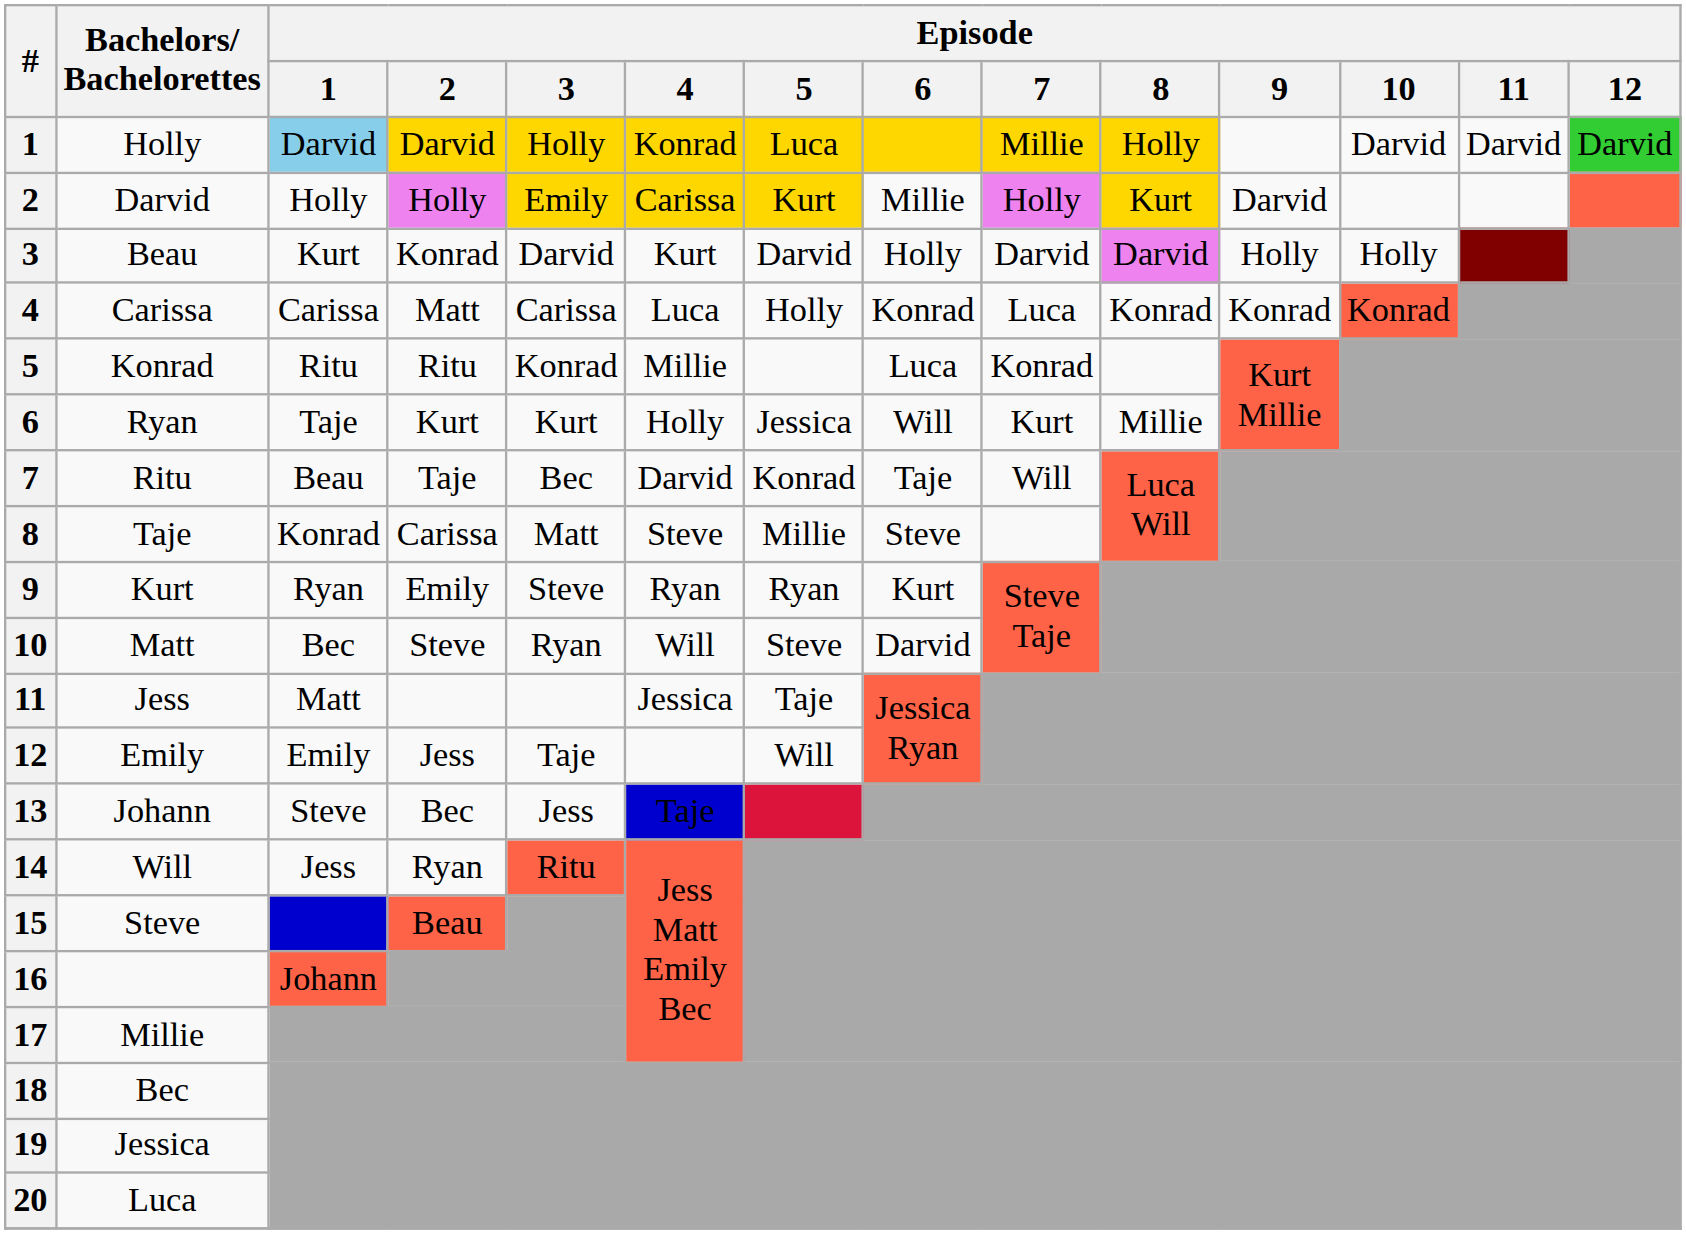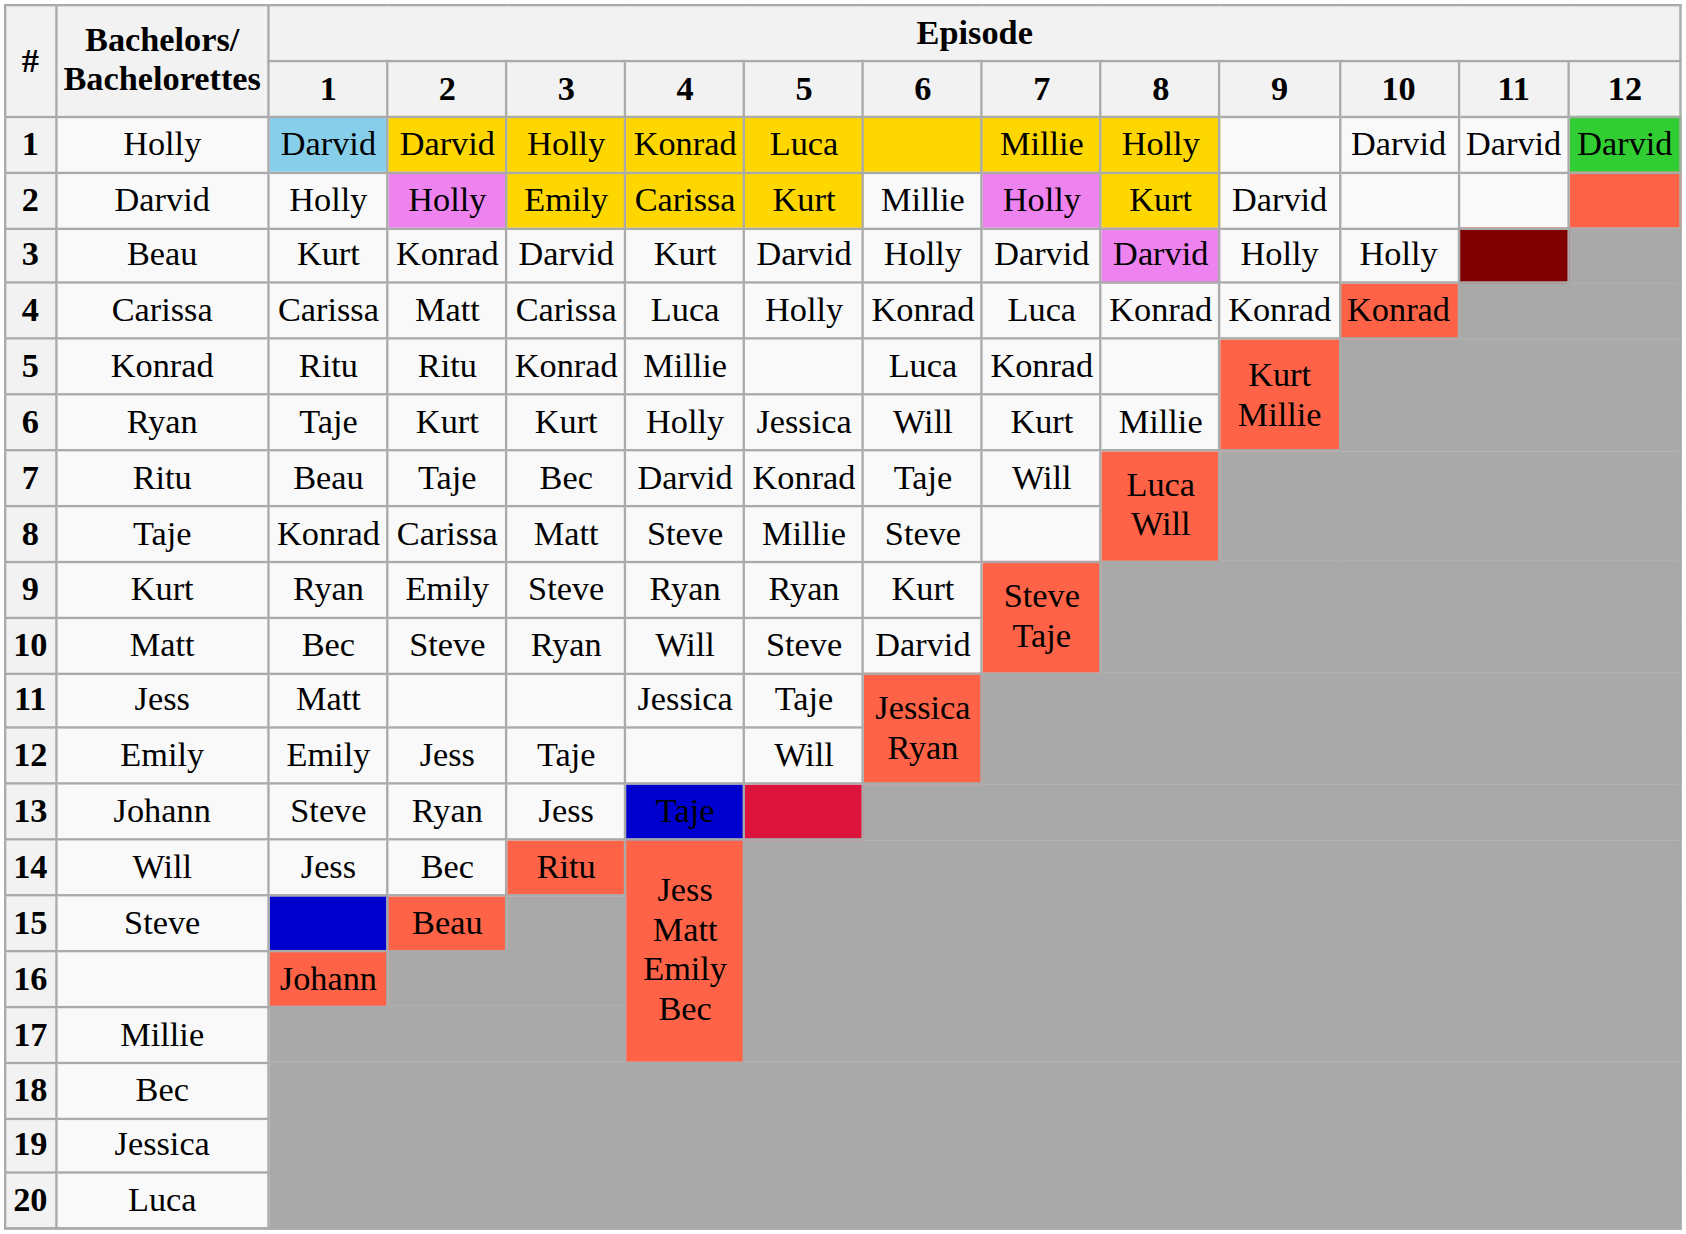(447, 810) Bec -> (447, 810) Ryan
(447, 866) Ryan -> (447, 866) Bec
